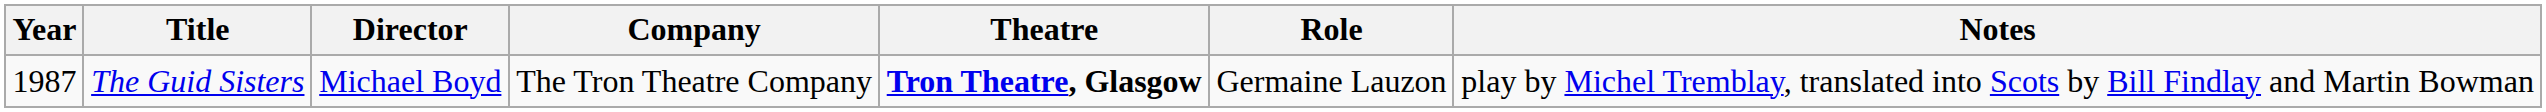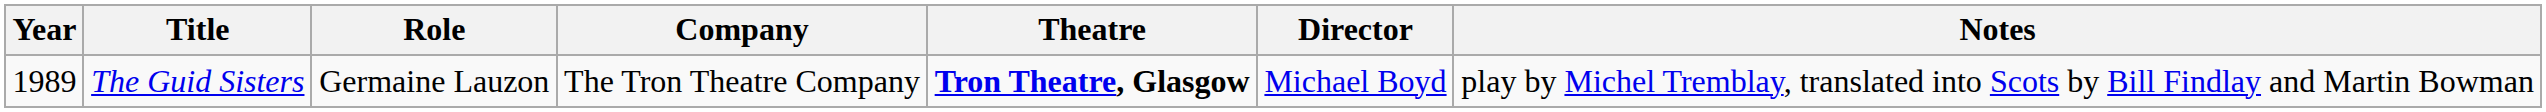columns swapped: (1332, 29) <-> (410, 29)
(44, 80) 1987 -> (44, 80) 1989
